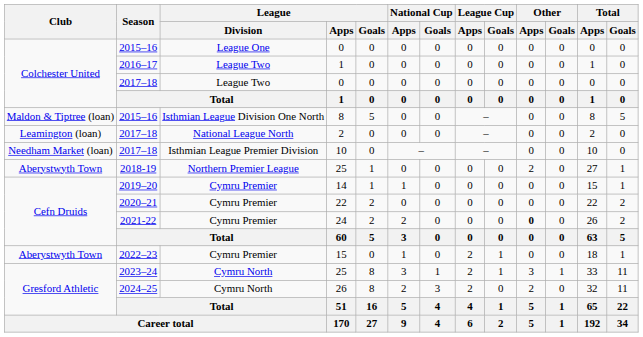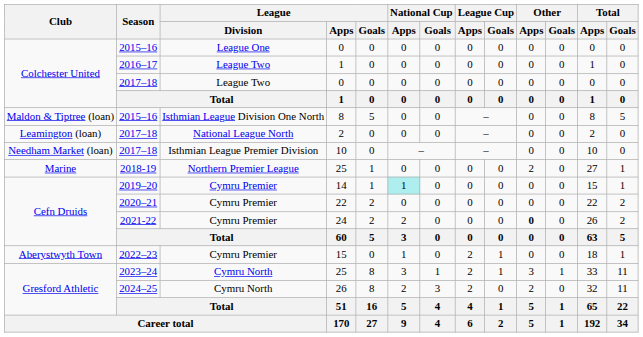(60, 168) Aberystwyth Town -> (60, 168) Marine
(404, 185) no background -> (404, 185) paleturquoise background
